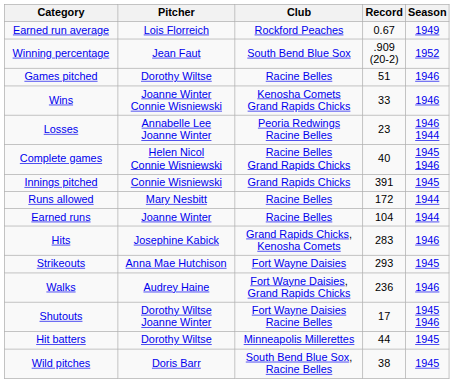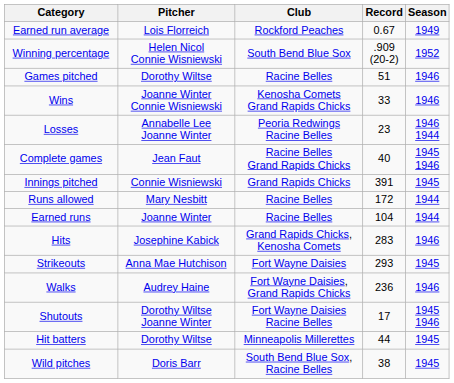(176, 53) Jean Faut -> (176, 53) Helen Nicol Connie Wisniewski
(176, 159) Helen Nicol Connie Wisniewski -> (176, 159) Jean Faut
